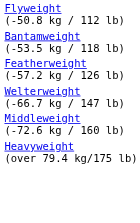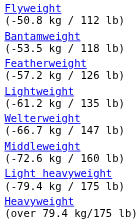+ row: (65, 97)
+ row: (65, 180)
